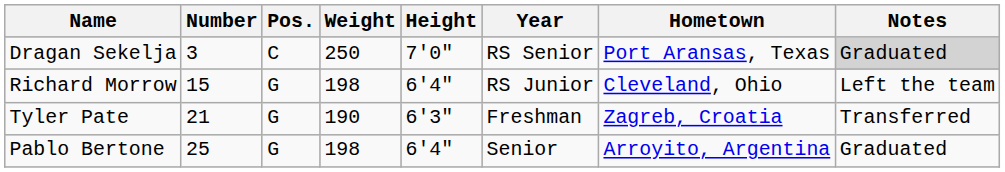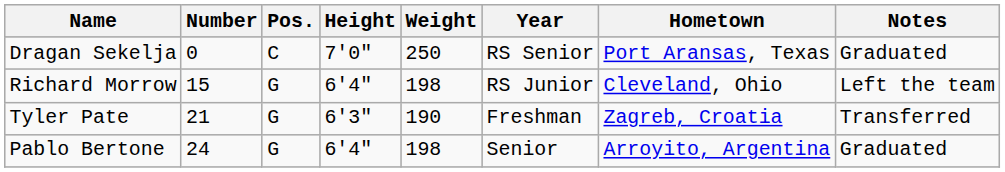columns swapped: (441, 21) <-> (360, 21)
(192, 53) 3 -> (192, 53) 0
(893, 53) lightgrey background -> (893, 53) no background
(198, 151) 25 -> (198, 151) 24
